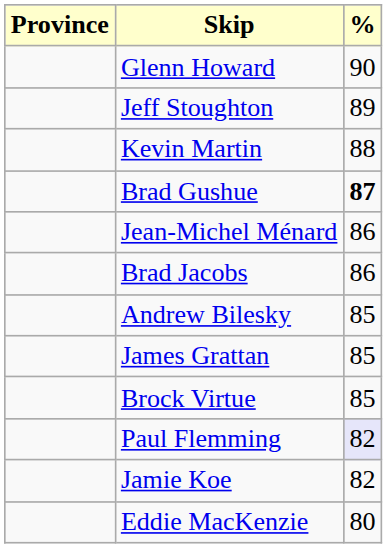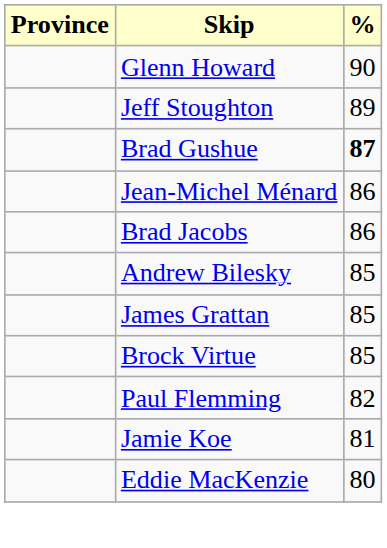- row: (192, 149)
(362, 438) lavender background -> (362, 397) no background
(362, 480) 82 -> (362, 438) 81
